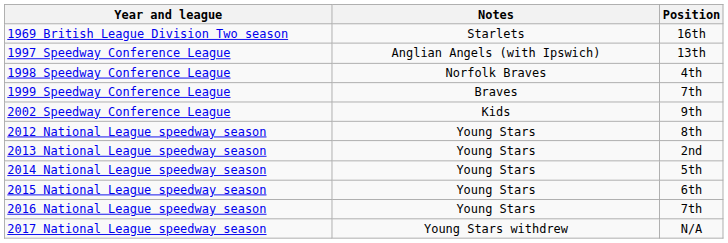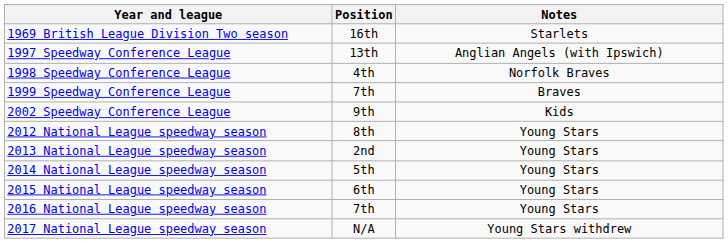columns swapped: (691, 14) <-> (496, 14)
